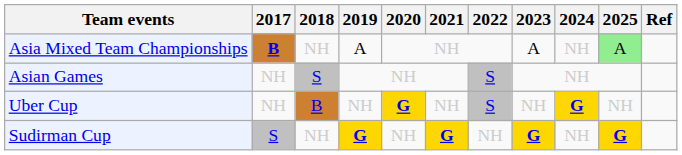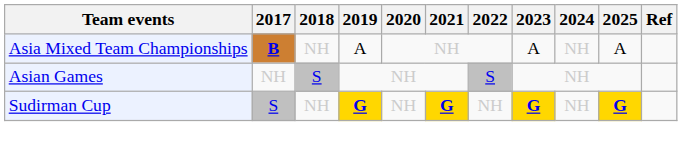(620, 48) lightgreen background -> (620, 48) no background
- row: (43, 106)
